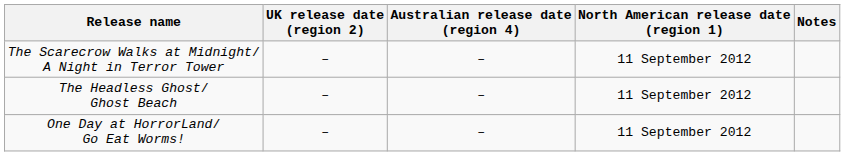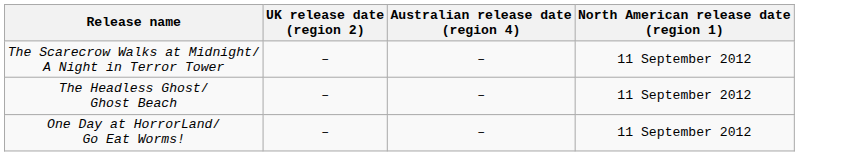- column: (817, 23)
